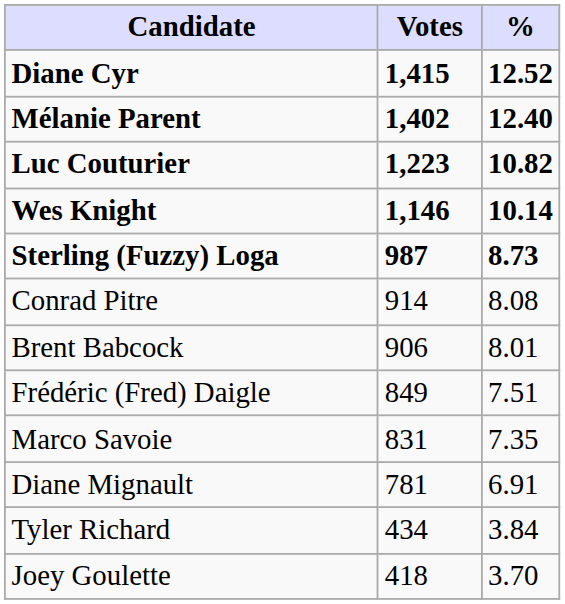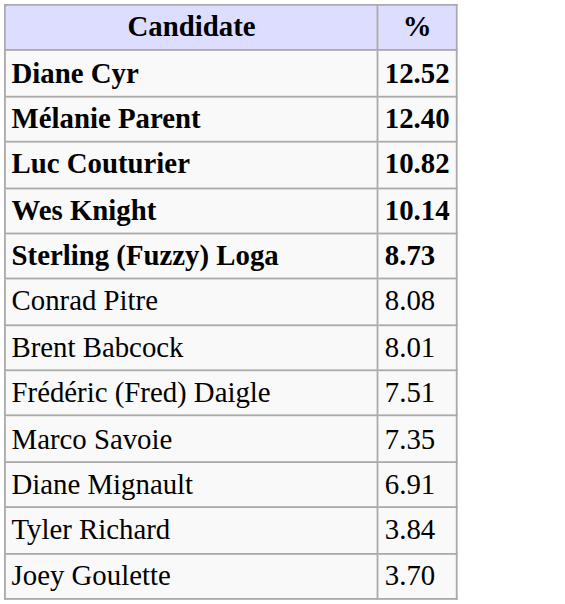- column: (430, 27)
